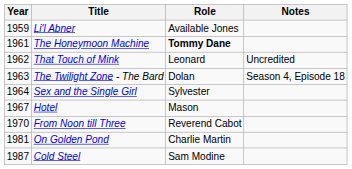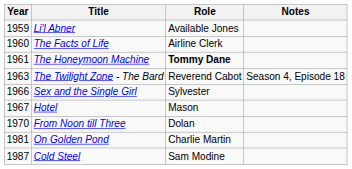+ row: (71, 44)
- row: (76, 60)
(181, 76) Dolan -> (205, 76) Reverend Cabot
(18, 92) 1964 -> (18, 92) 1966
(205, 124) Reverend Cabot -> (181, 124) Dolan
